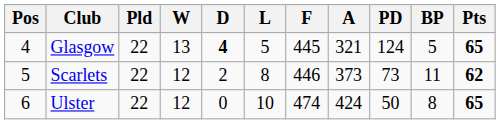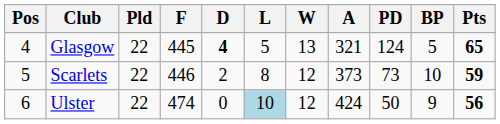columns swapped: (181, 18) <-> (307, 18)
(432, 75) 11 -> (432, 75) 10
(474, 75) 62 -> (474, 75) 59
(265, 103) no background -> (265, 103) lightblue background
(432, 103) 8 -> (432, 103) 9
(474, 103) 65 -> (474, 103) 56
